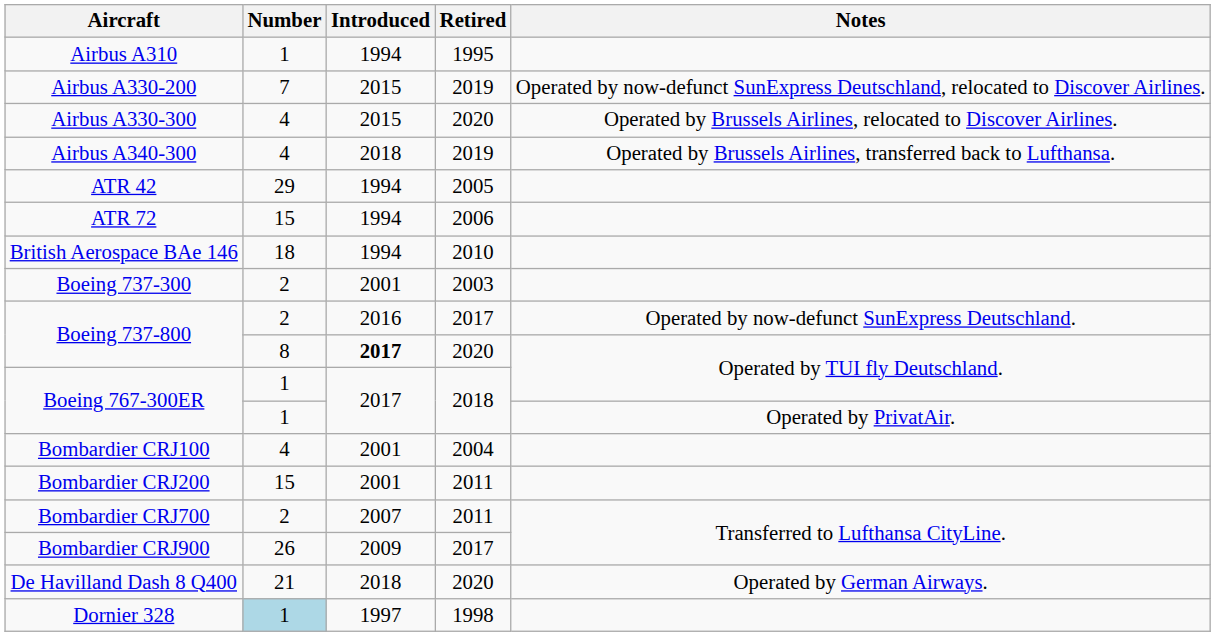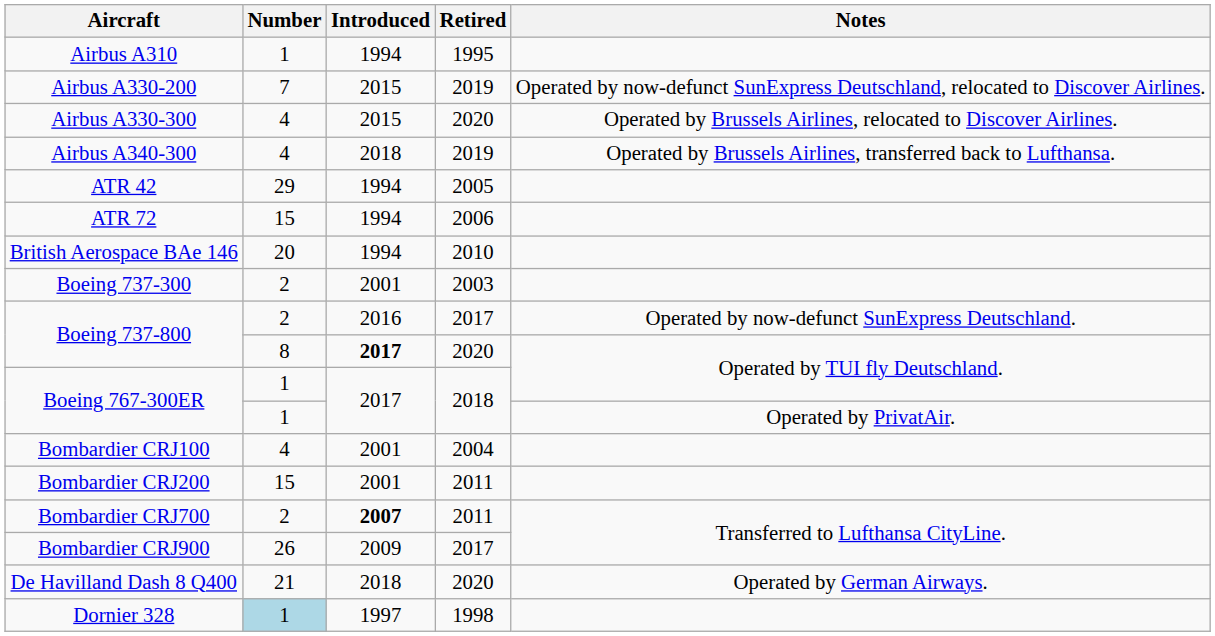(284, 251) 18 -> (284, 251) 20
(381, 515) normal -> (381, 515) bold
